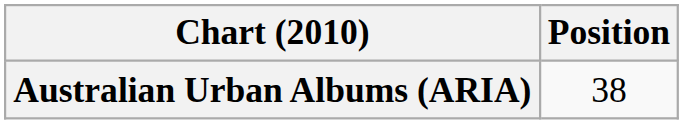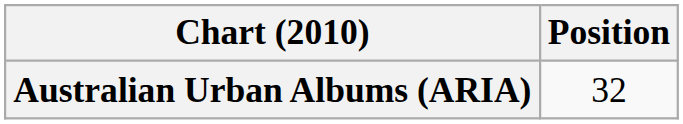(609, 88) 38 -> (609, 88) 32
